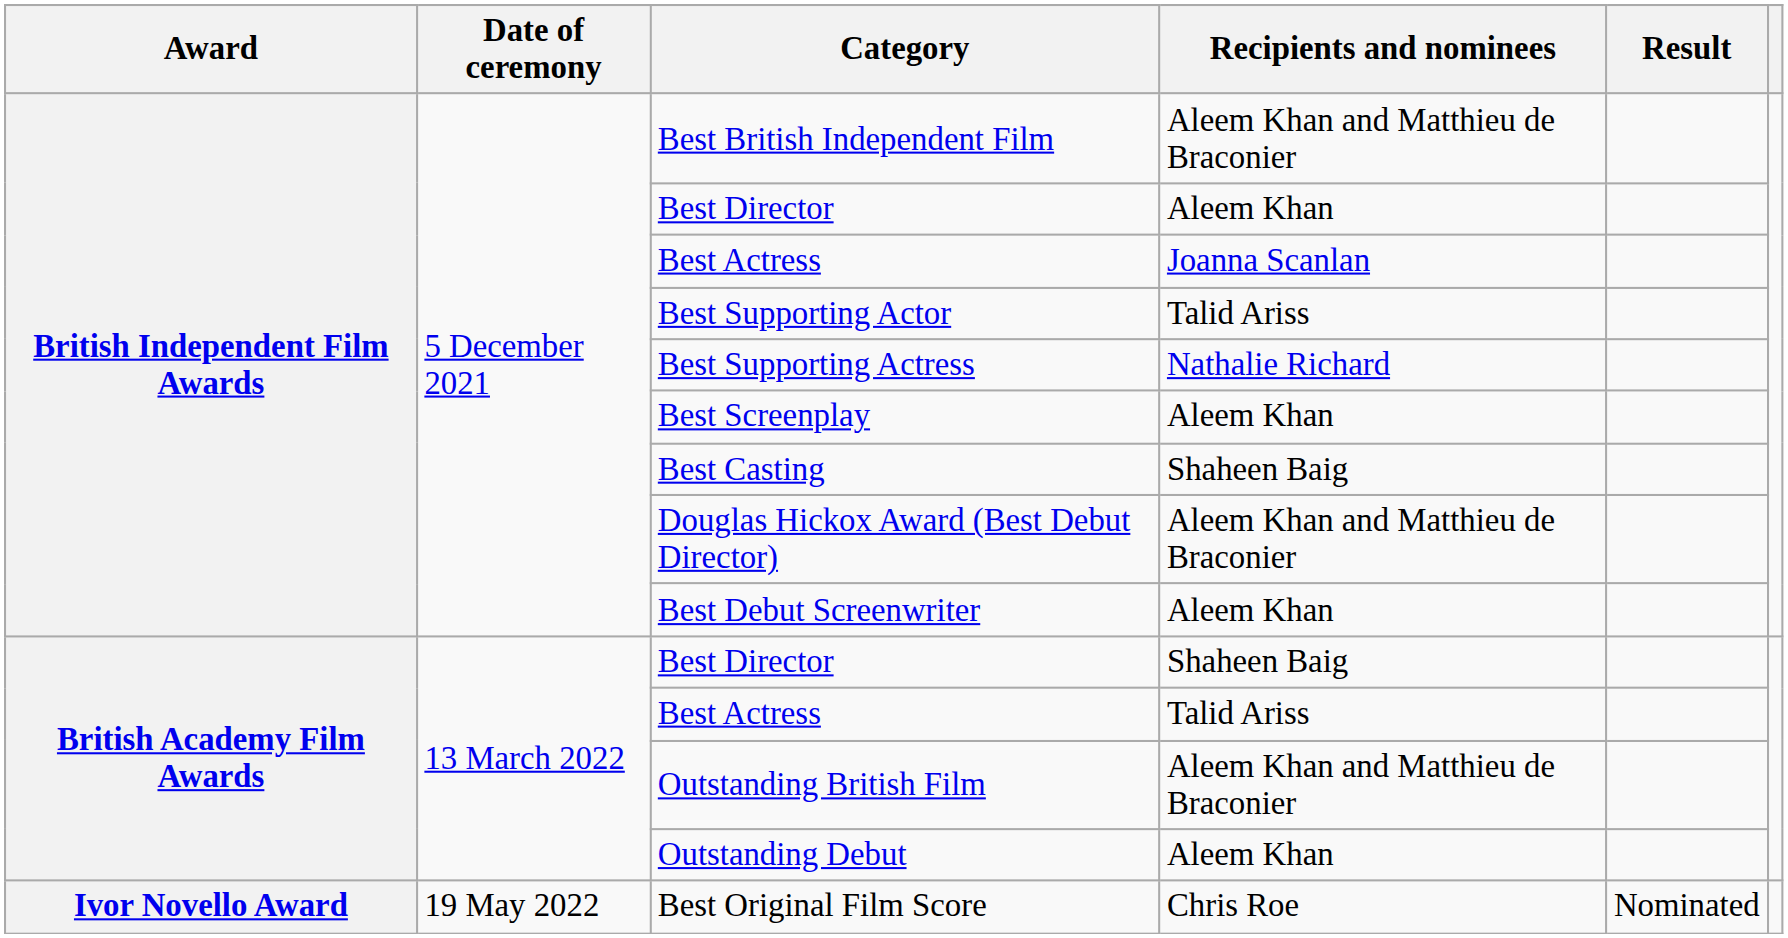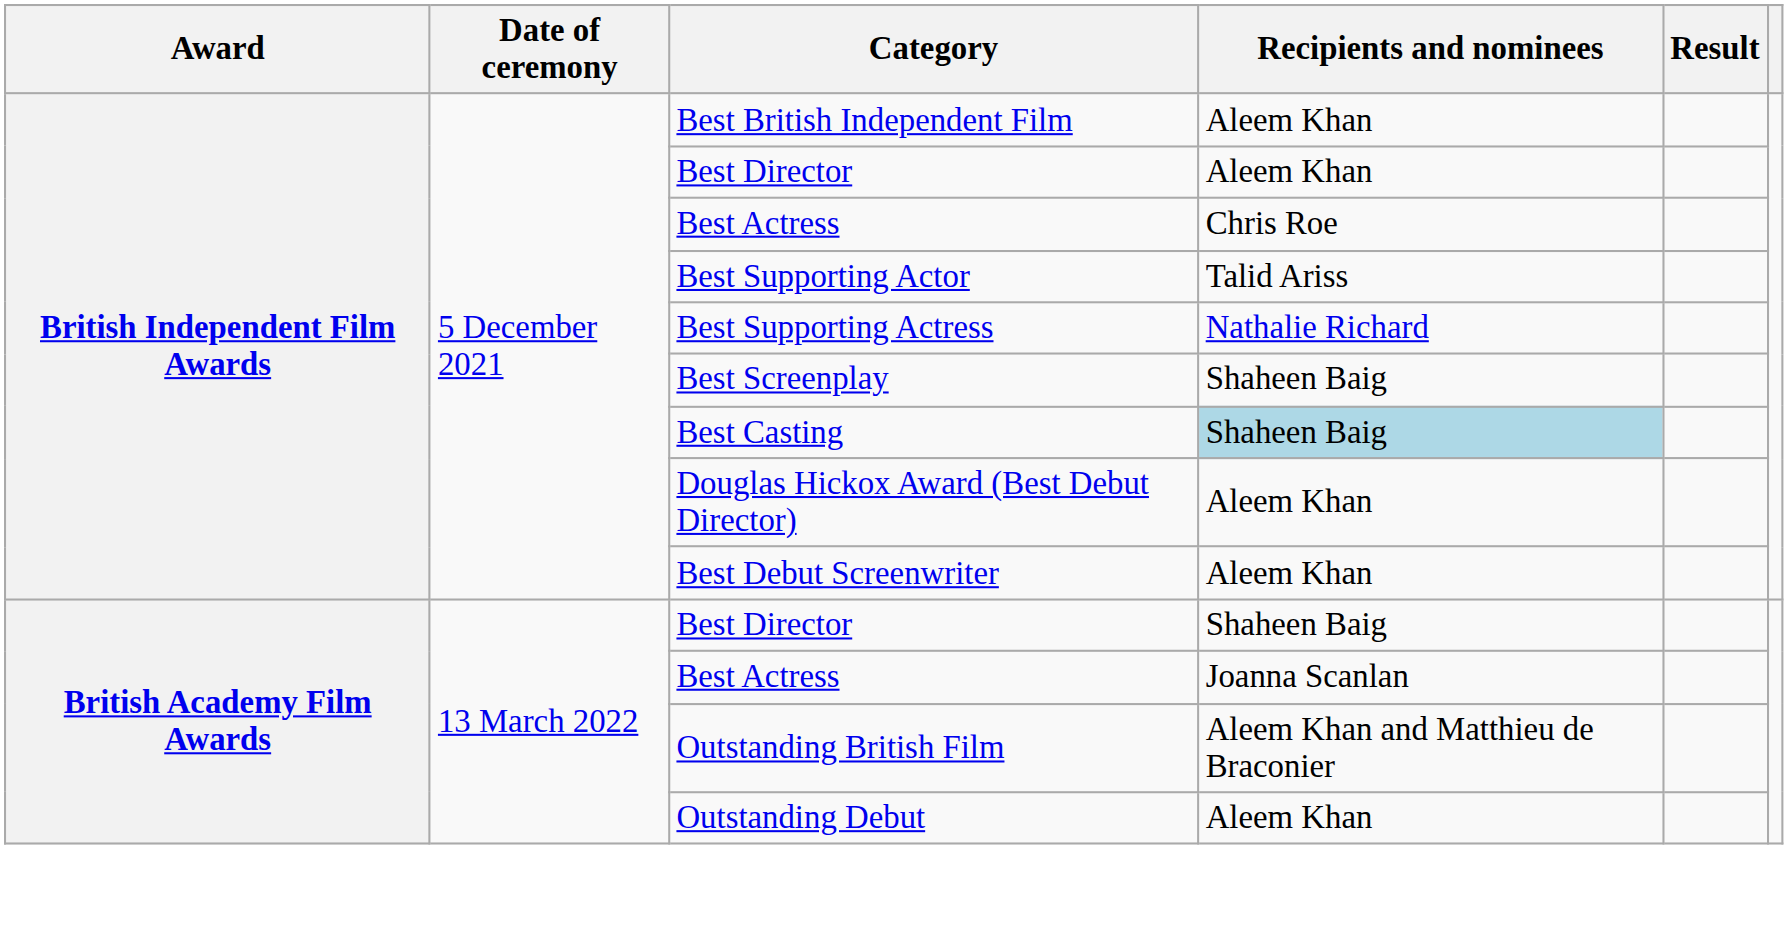(1361, 137) Aleem Khan and Matthieu de Braconier -> (1289, 119) Aleem Khan
(1268, 260) Joanna Scanlan -> (1272, 223) Chris Roe
(1250, 416) Aleem Khan -> (1296, 379) Shaheen Baig
(1258, 468) no background -> (1296, 431) lightblue background
(1361, 538) Aleem Khan and Matthieu de Braconier -> (1289, 502) Aleem Khan
(1238, 713) Talid Ariss -> (1307, 676) Joanna Scanlan
- row: (211, 906)
